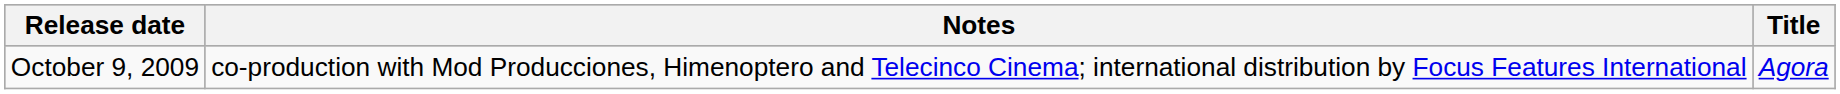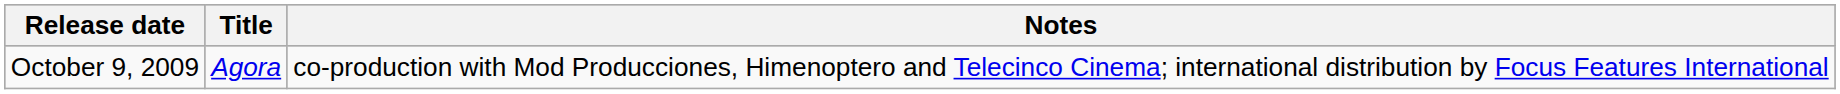columns swapped: (1794, 25) <-> (979, 25)
